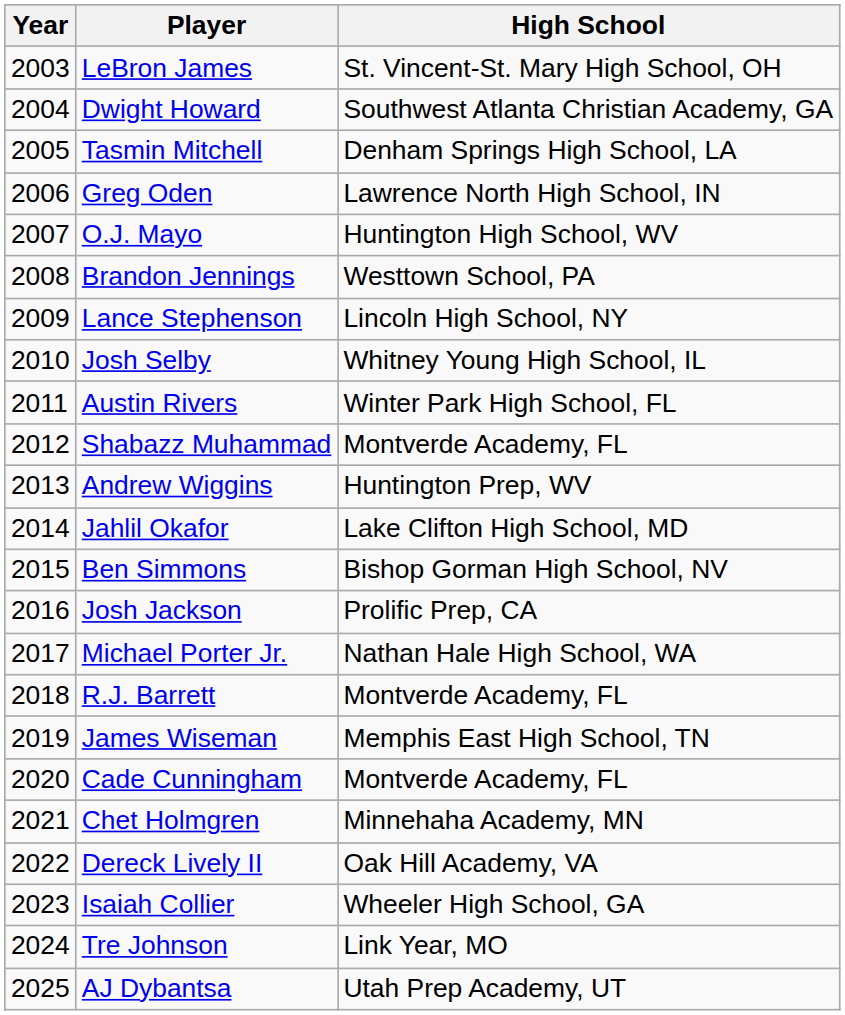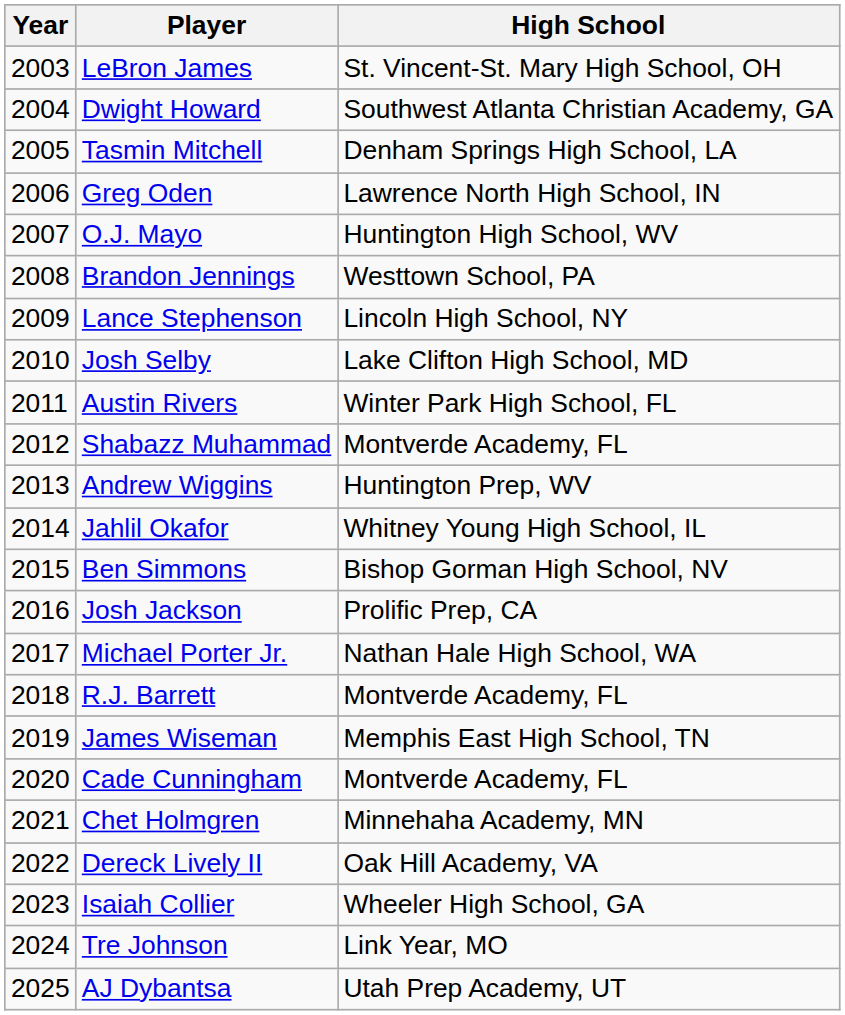(525, 360) Whitney Young High School, IL -> (516, 360) Lake Clifton High School, MD
(516, 527) Lake Clifton High School, MD -> (525, 527) Whitney Young High School, IL
